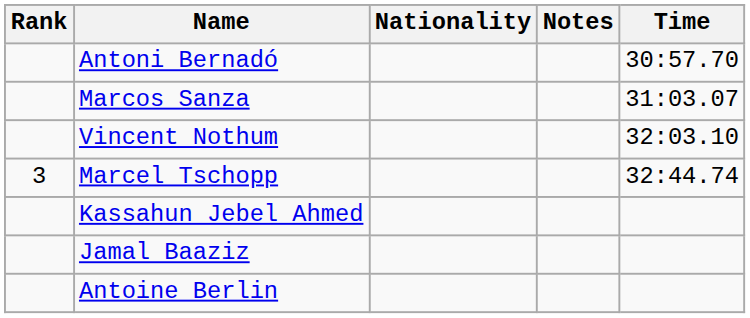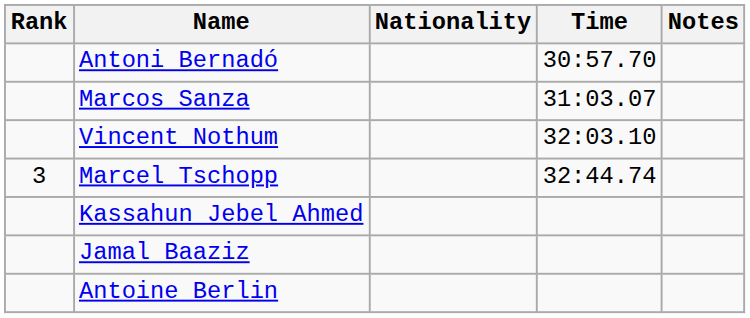columns swapped: (682, 24) <-> (578, 24)
